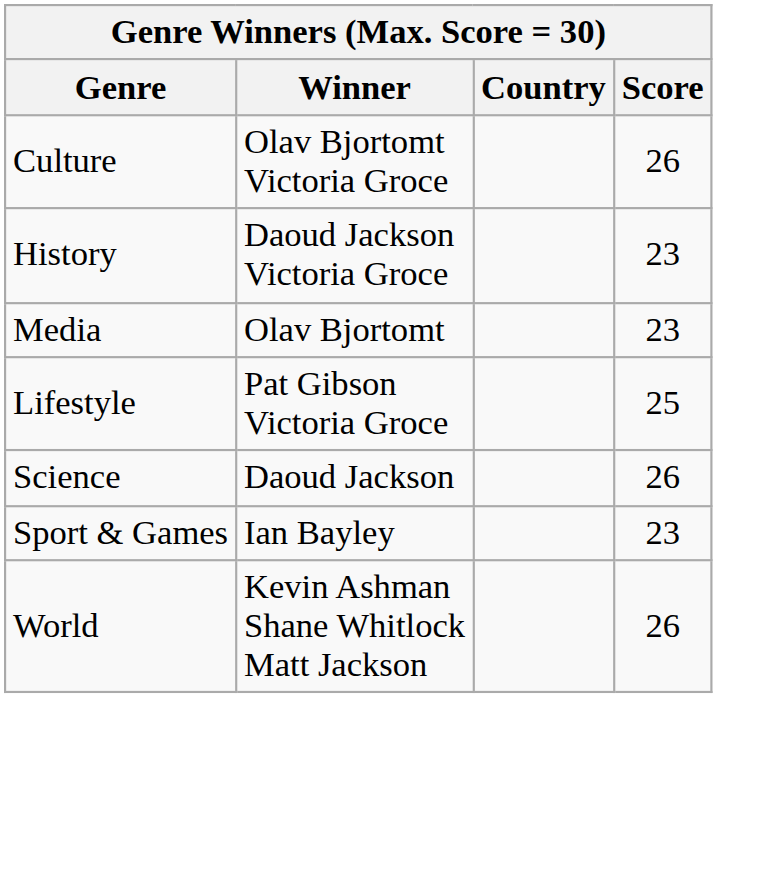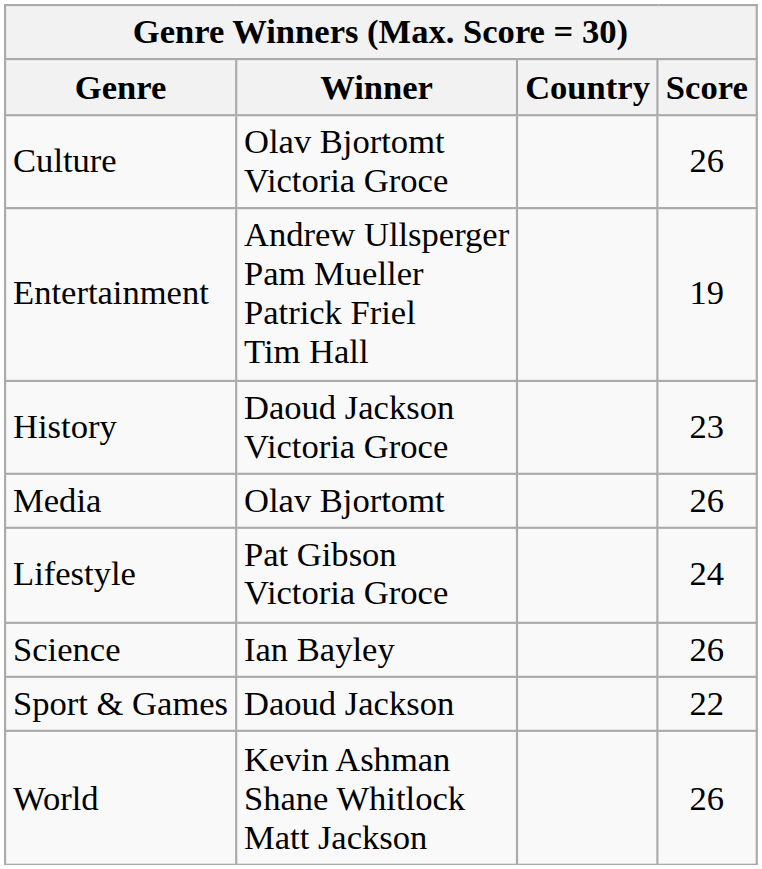+ row: (111, 293)
(663, 328) 23 -> (707, 500) 26
(663, 403) 25 -> (707, 574) 24
(349, 477) Daoud Jackson -> (319, 648) Ian Bayley
(319, 532) Ian Bayley -> (349, 703) Daoud Jackson
(663, 532) 23 -> (707, 703) 22
